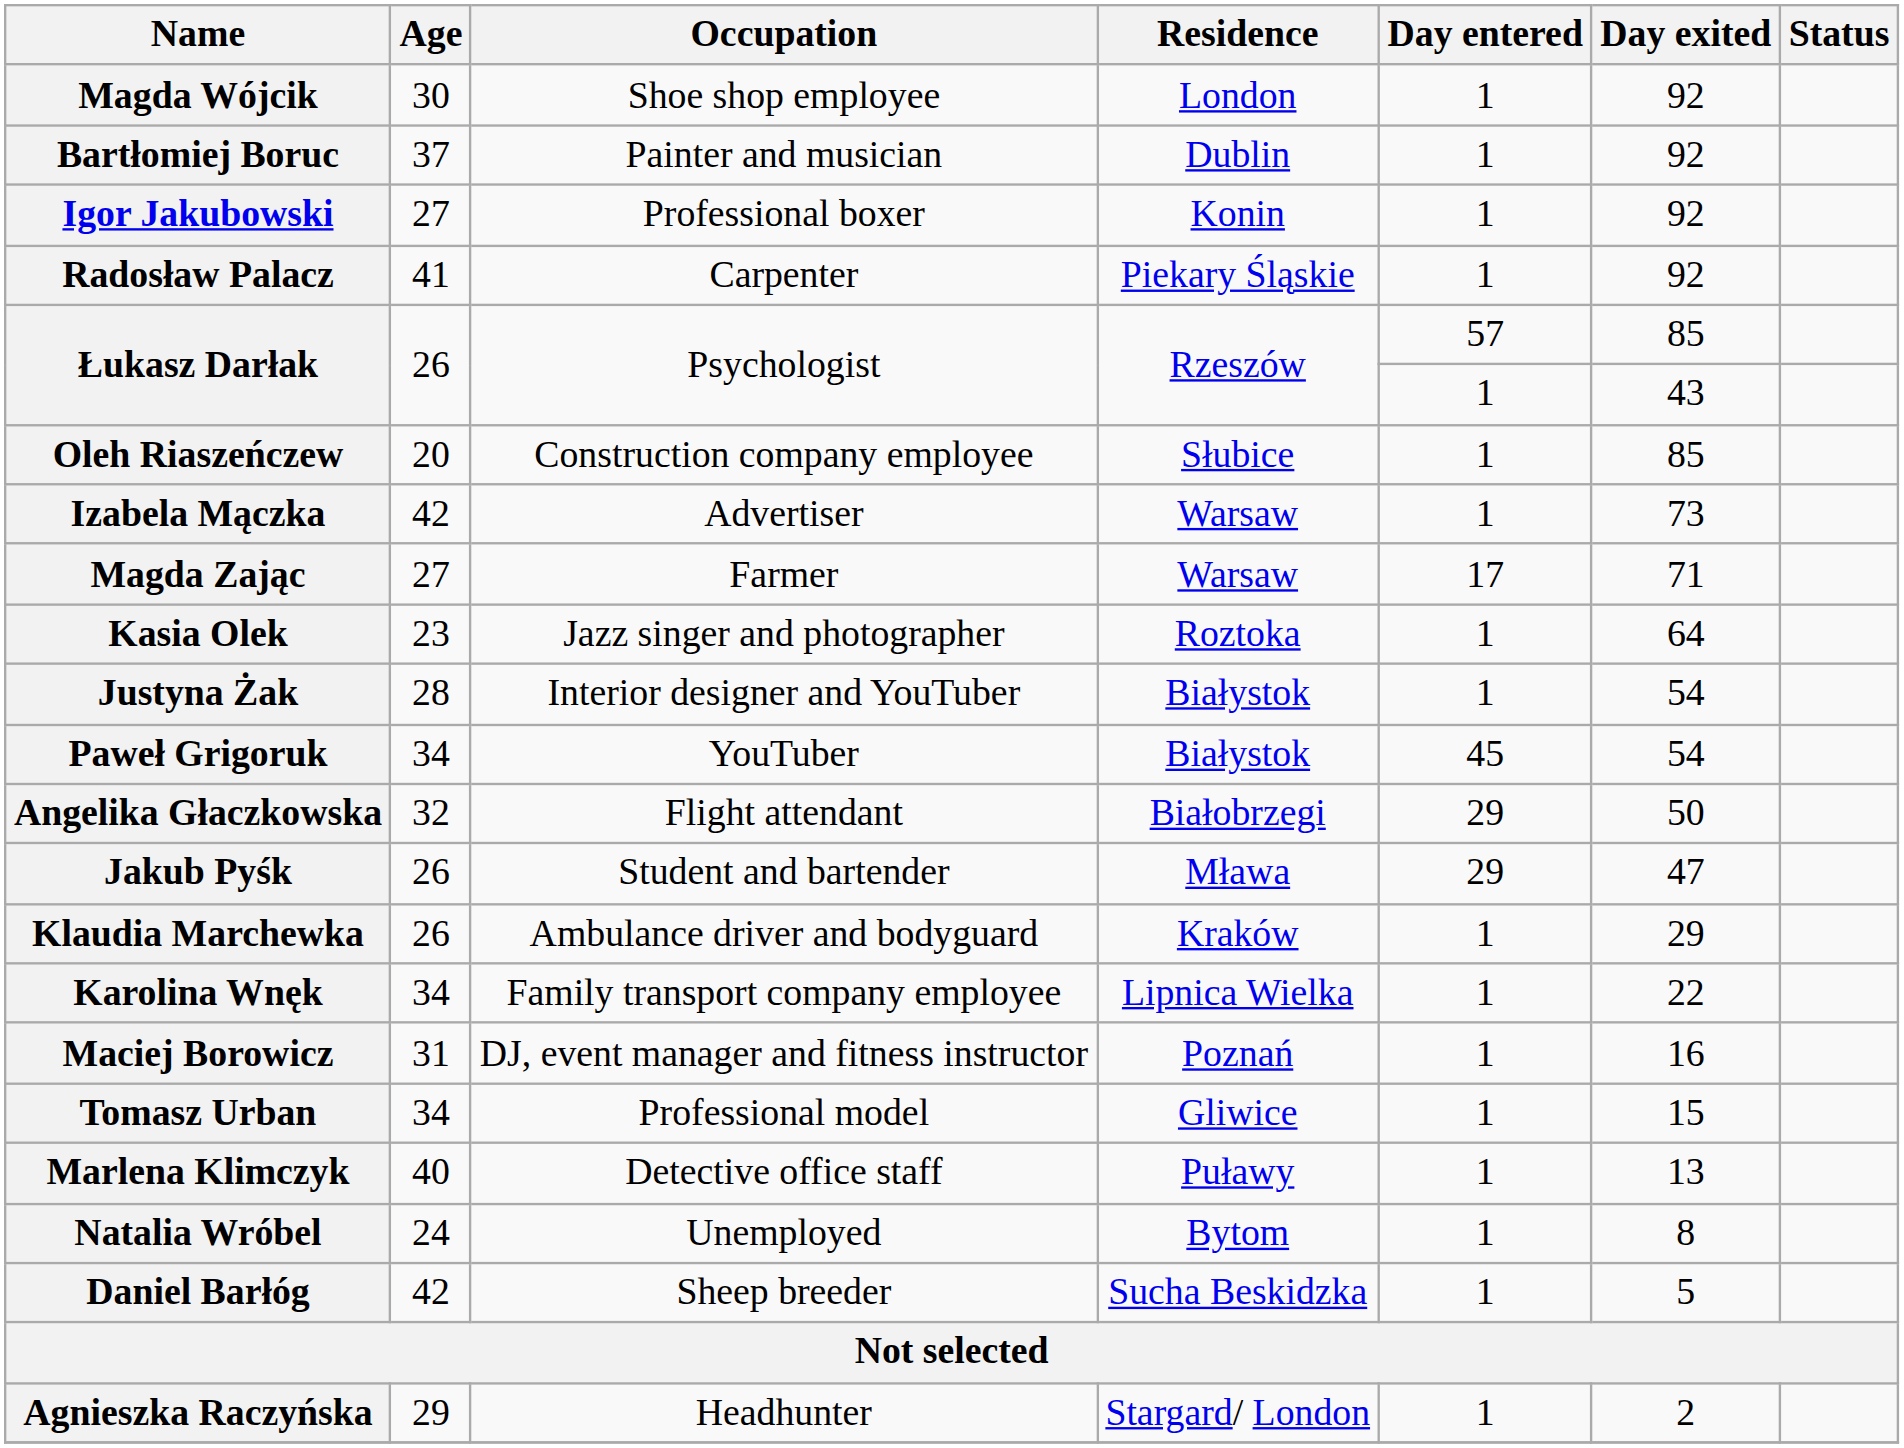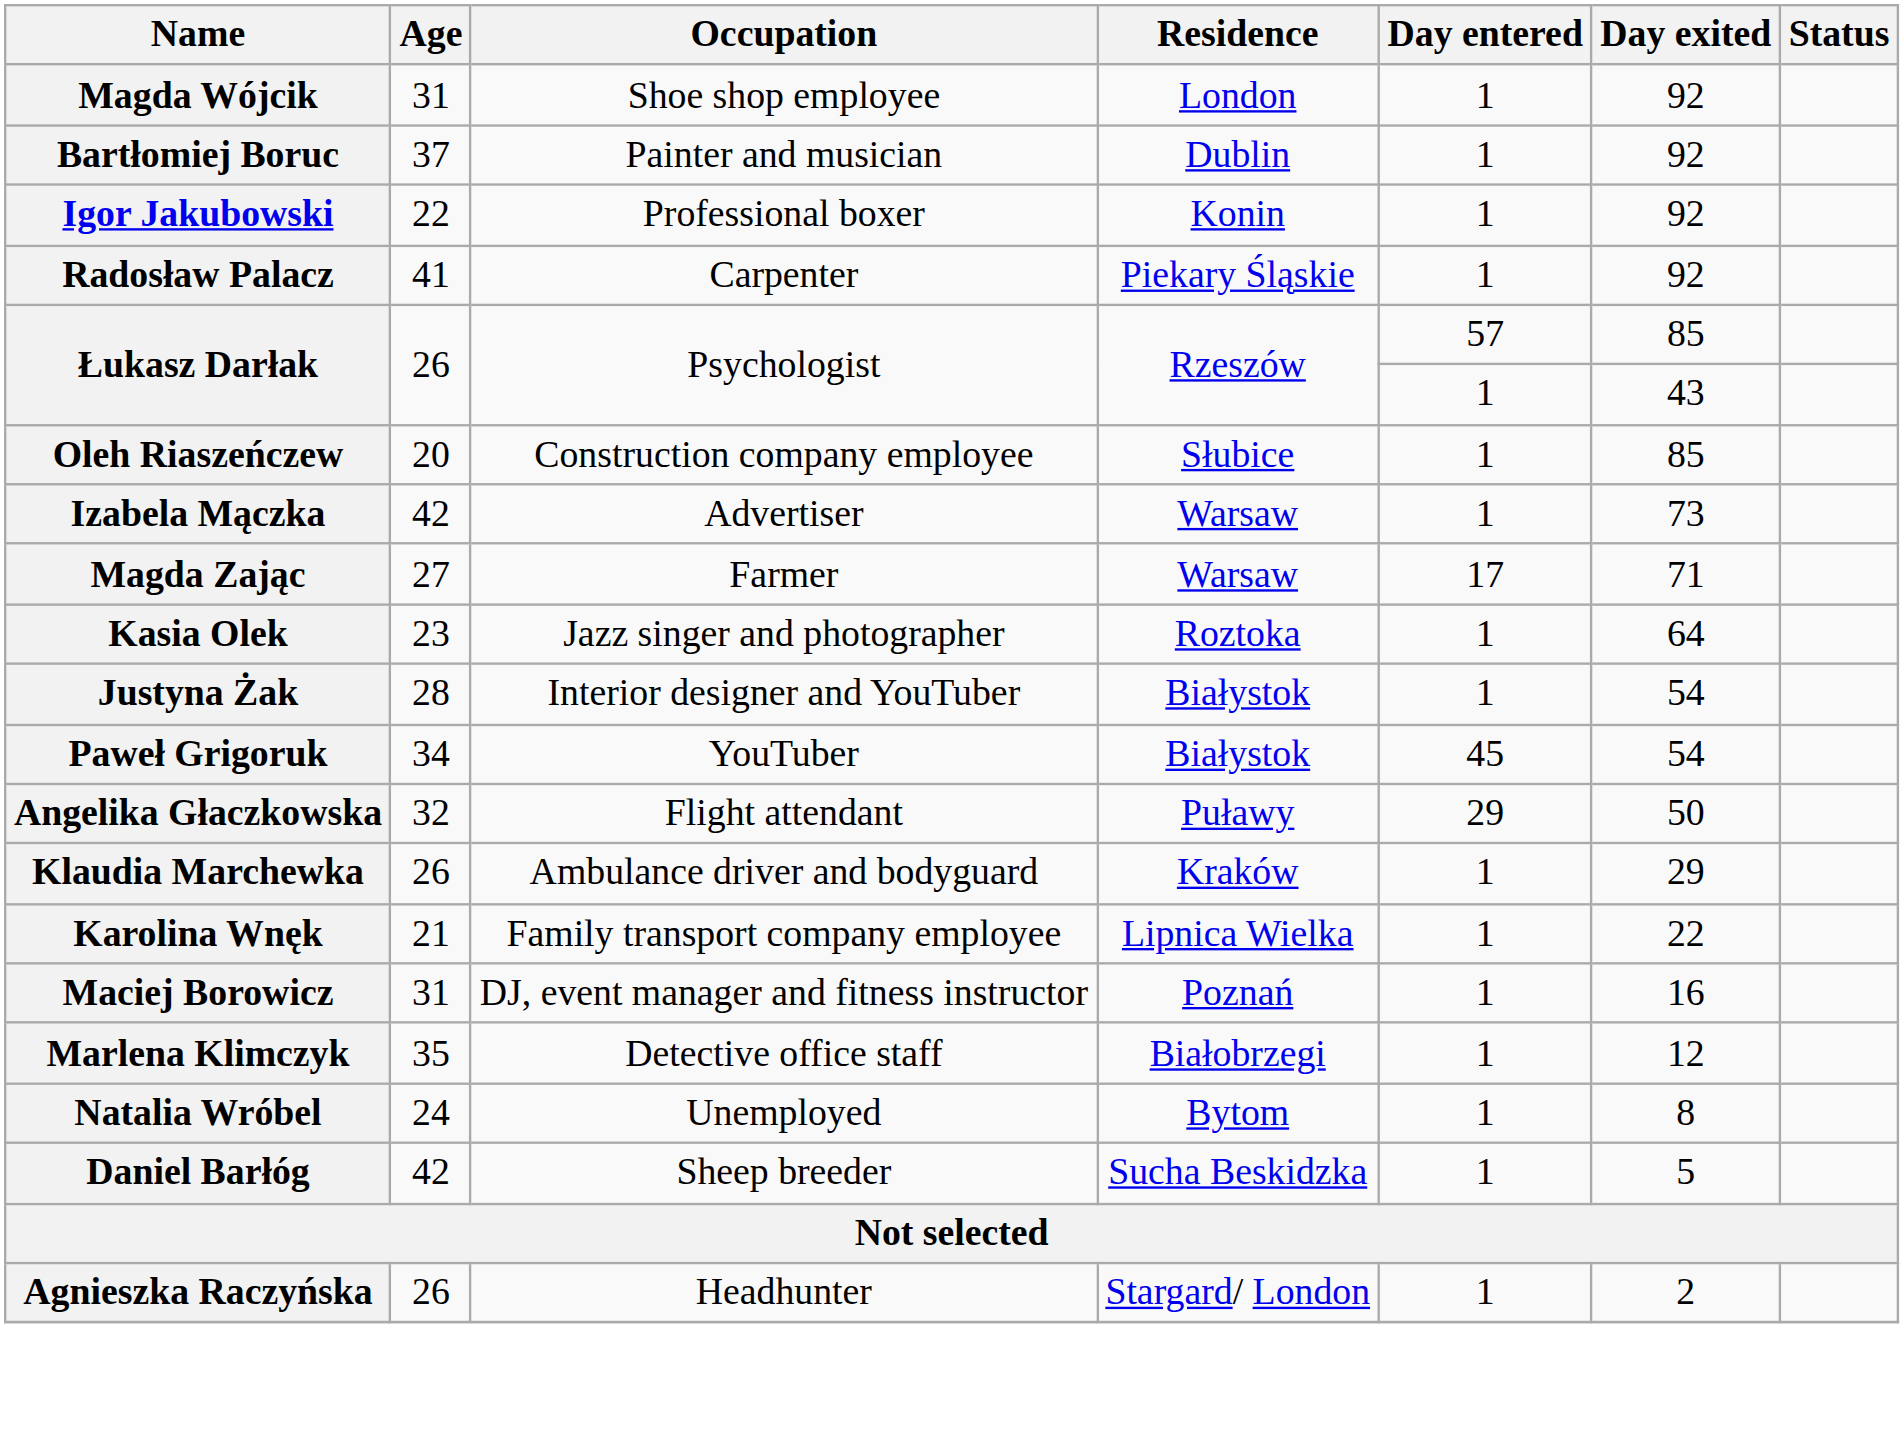(431, 94) 30 -> (431, 94) 31
(431, 214) 27 -> (431, 214) 22
(1238, 812) Białobrzegi -> (1238, 812) Puławy
- row: (198, 872)
(431, 992) 34 -> (431, 932) 21
- row: (198, 1112)
(431, 1172) 40 -> (431, 1052) 35
(1238, 1172) Puławy -> (1238, 1052) Białobrzegi
(1686, 1172) 13 -> (1686, 1052) 12
(431, 1411) 29 -> (431, 1292) 26
